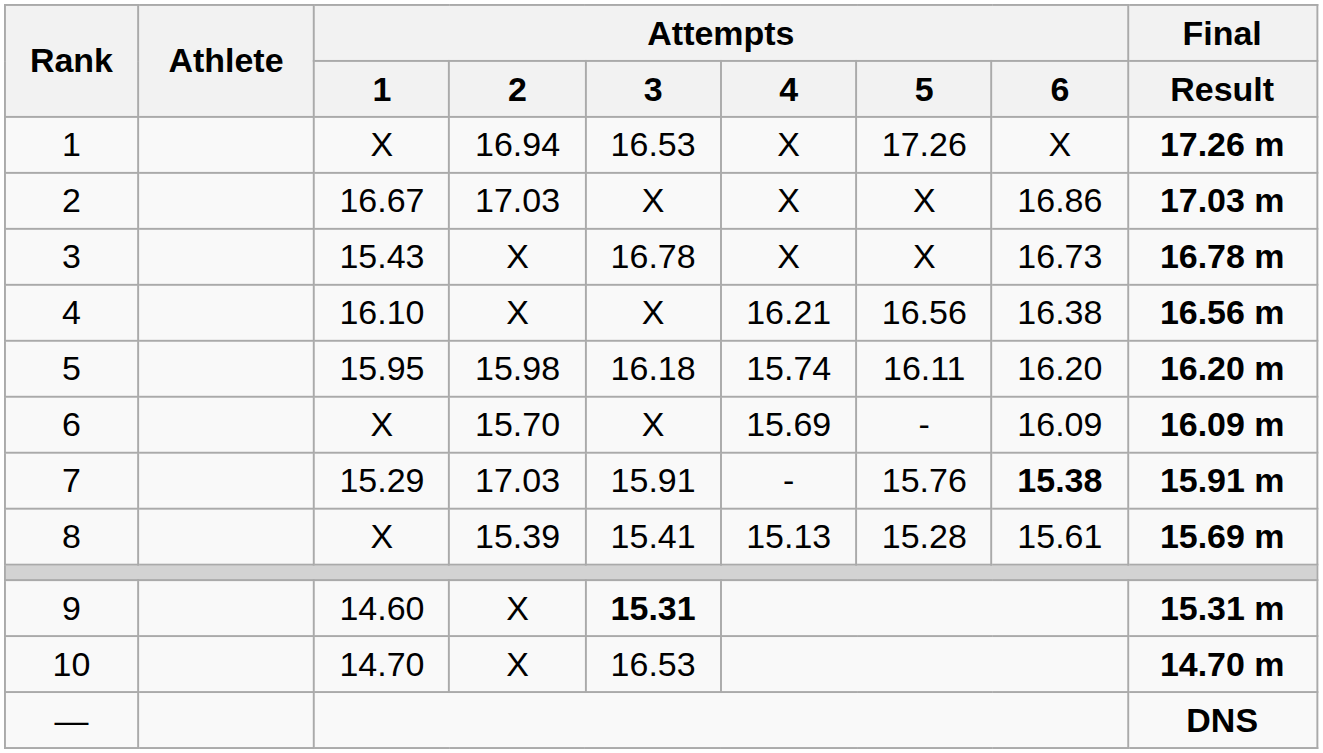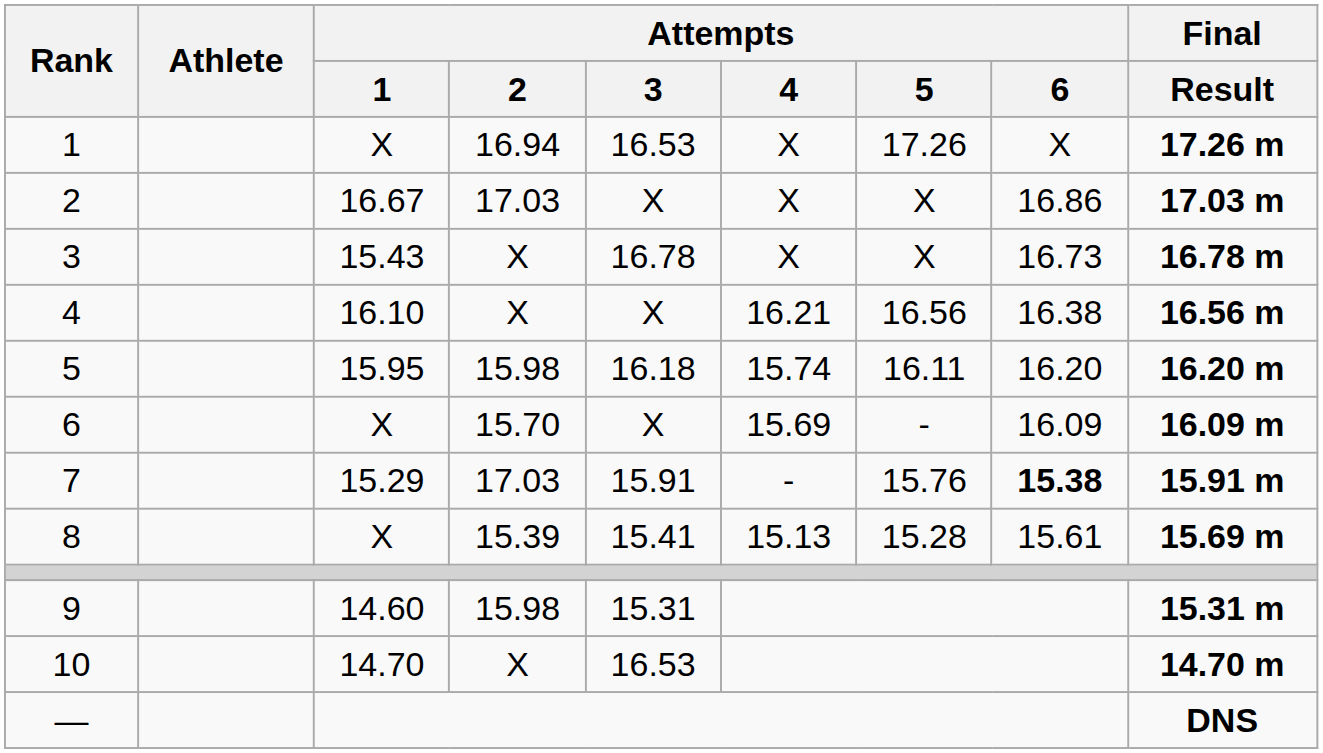(518, 607) X -> (518, 607) 15.98
(653, 607) bold -> (653, 607) normal
